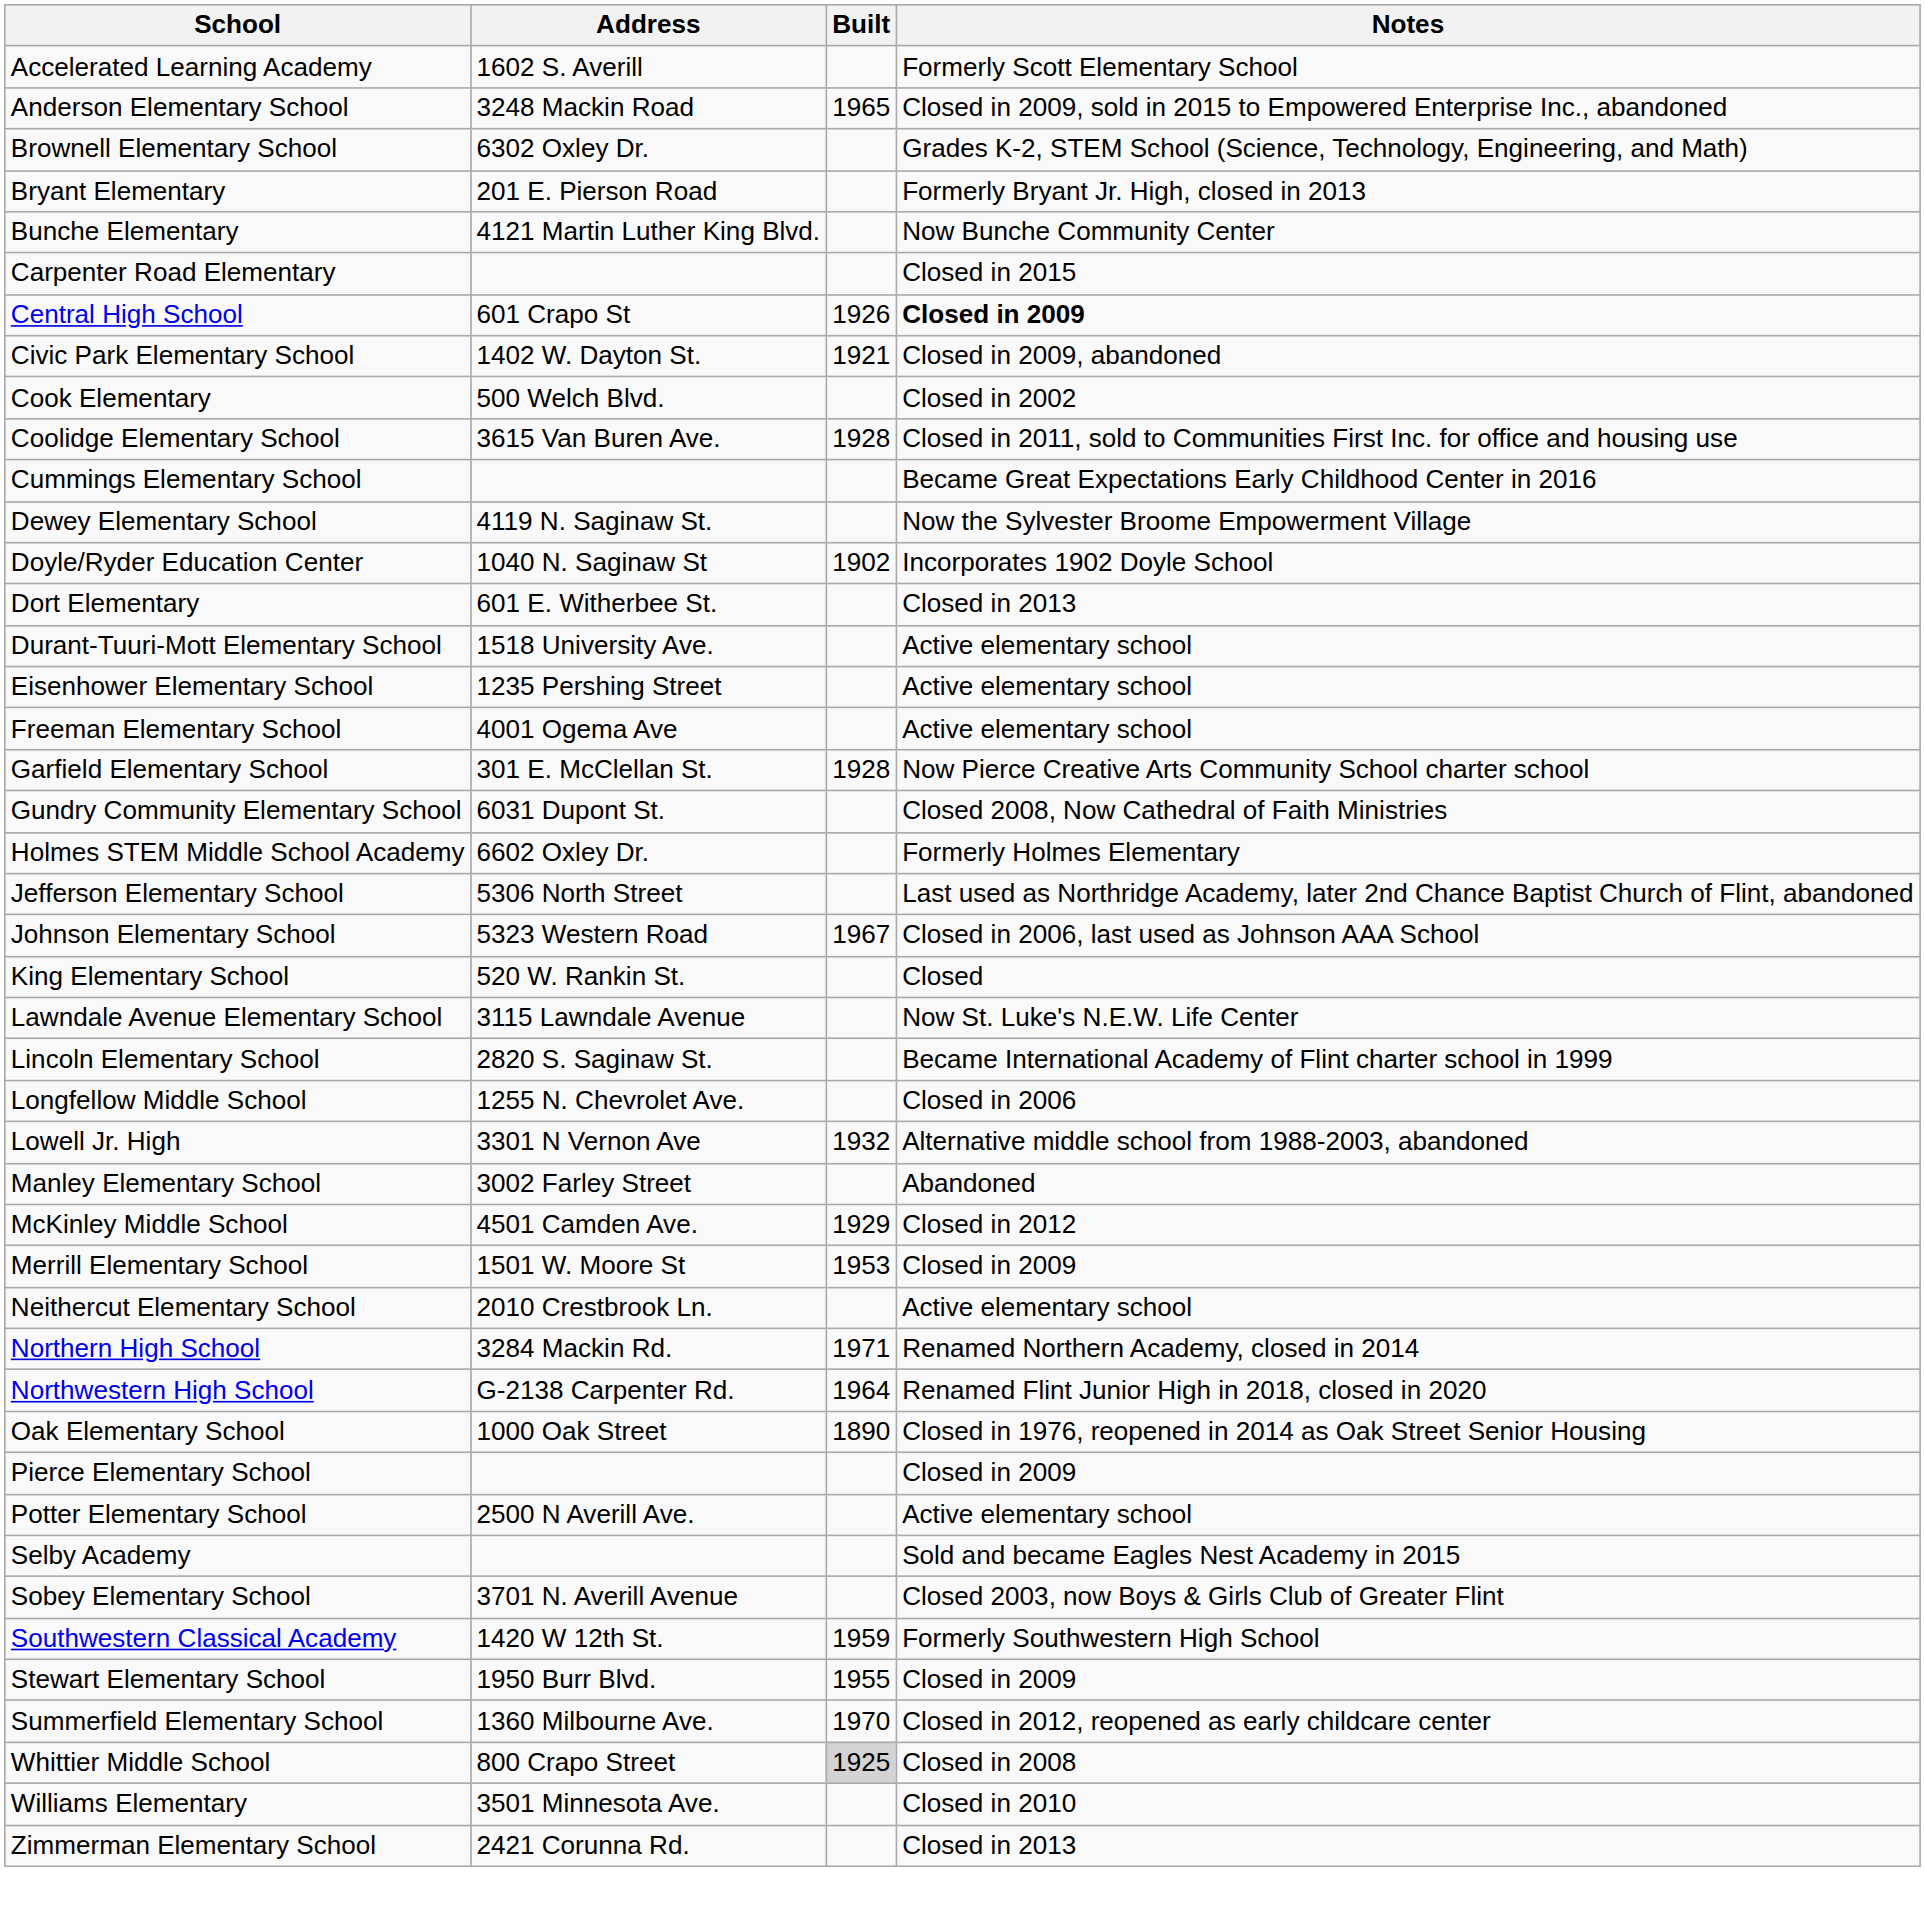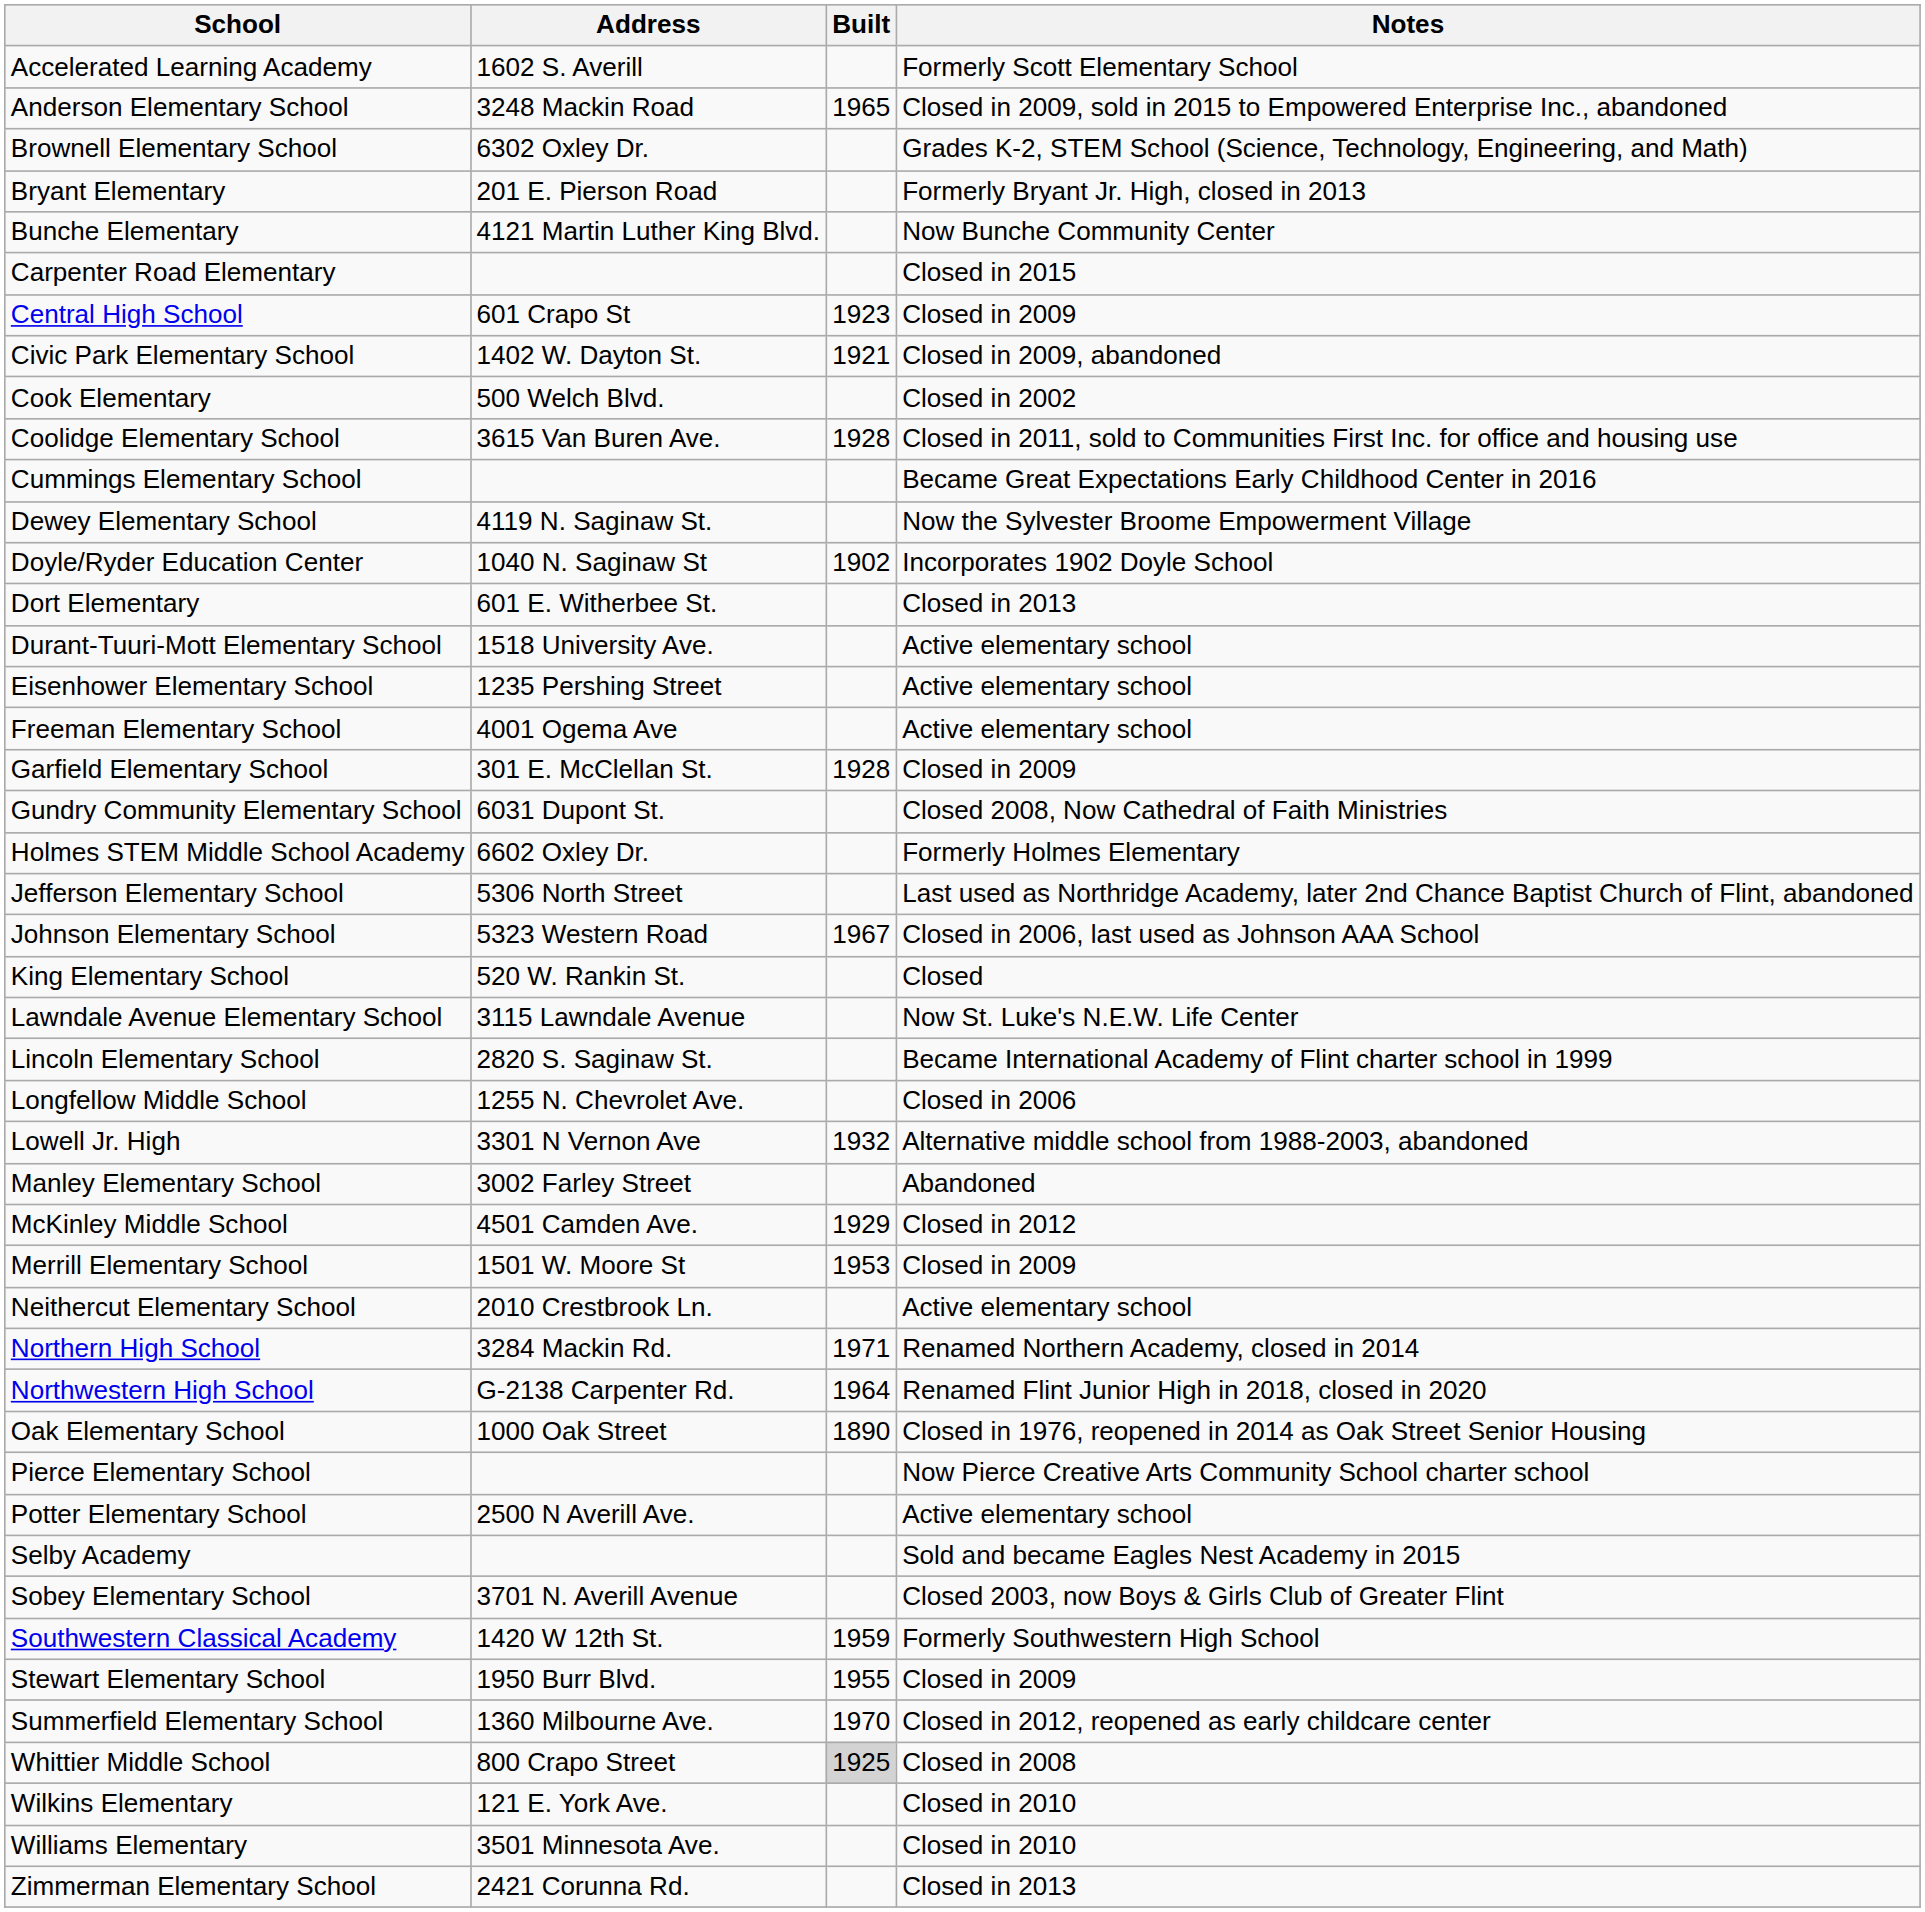(861, 314) 1926 -> (861, 314) 1923
(993, 314) bold -> (989, 314) normal
(1246, 769) Now Pierce Creative Arts Community School charter school -> (989, 769) Closed in 2009
(989, 1472) Closed in 2009 -> (1246, 1472) Now Pierce Creative Arts Community School charter school
+ row: (122, 1803)
